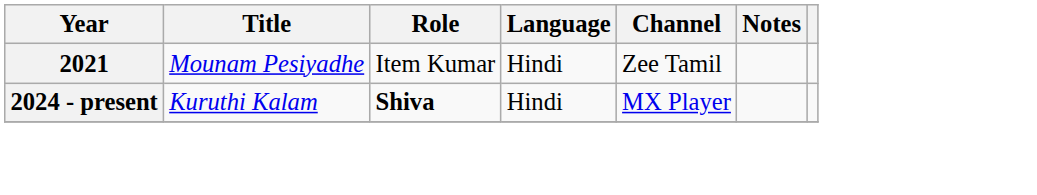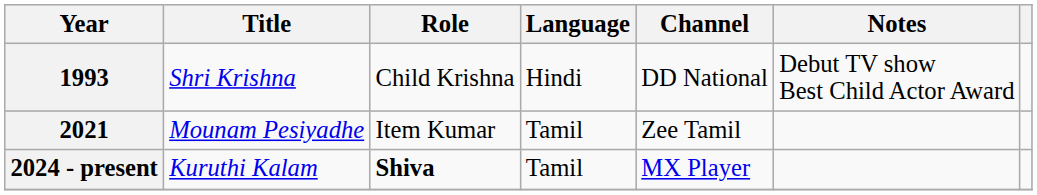+ row: (84, 76)
(535, 63) Hindi -> (554, 129) Tamil
(535, 102) Hindi -> (554, 168) Tamil
